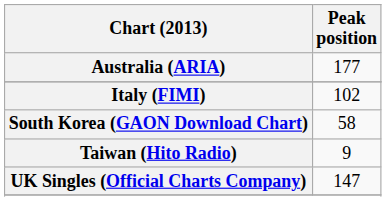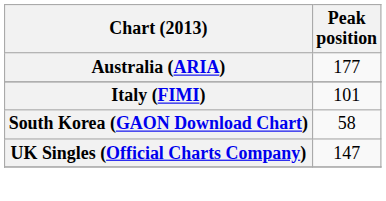(347, 95) 102 -> (347, 95) 101
- row: (158, 152)
